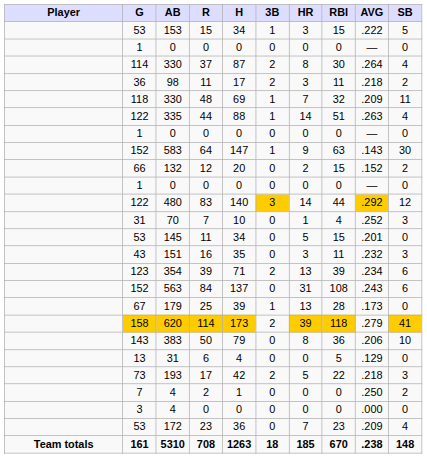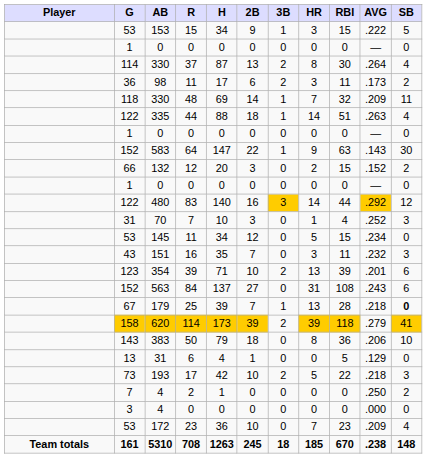+ column: (253, 13)
(372, 82) .218 -> (376, 82) .173
(372, 237) .201 -> (376, 237) .234
(372, 271) .234 -> (376, 271) .201
(372, 306) .173 -> (376, 306) .218
(405, 306) normal -> (406, 306) bold
